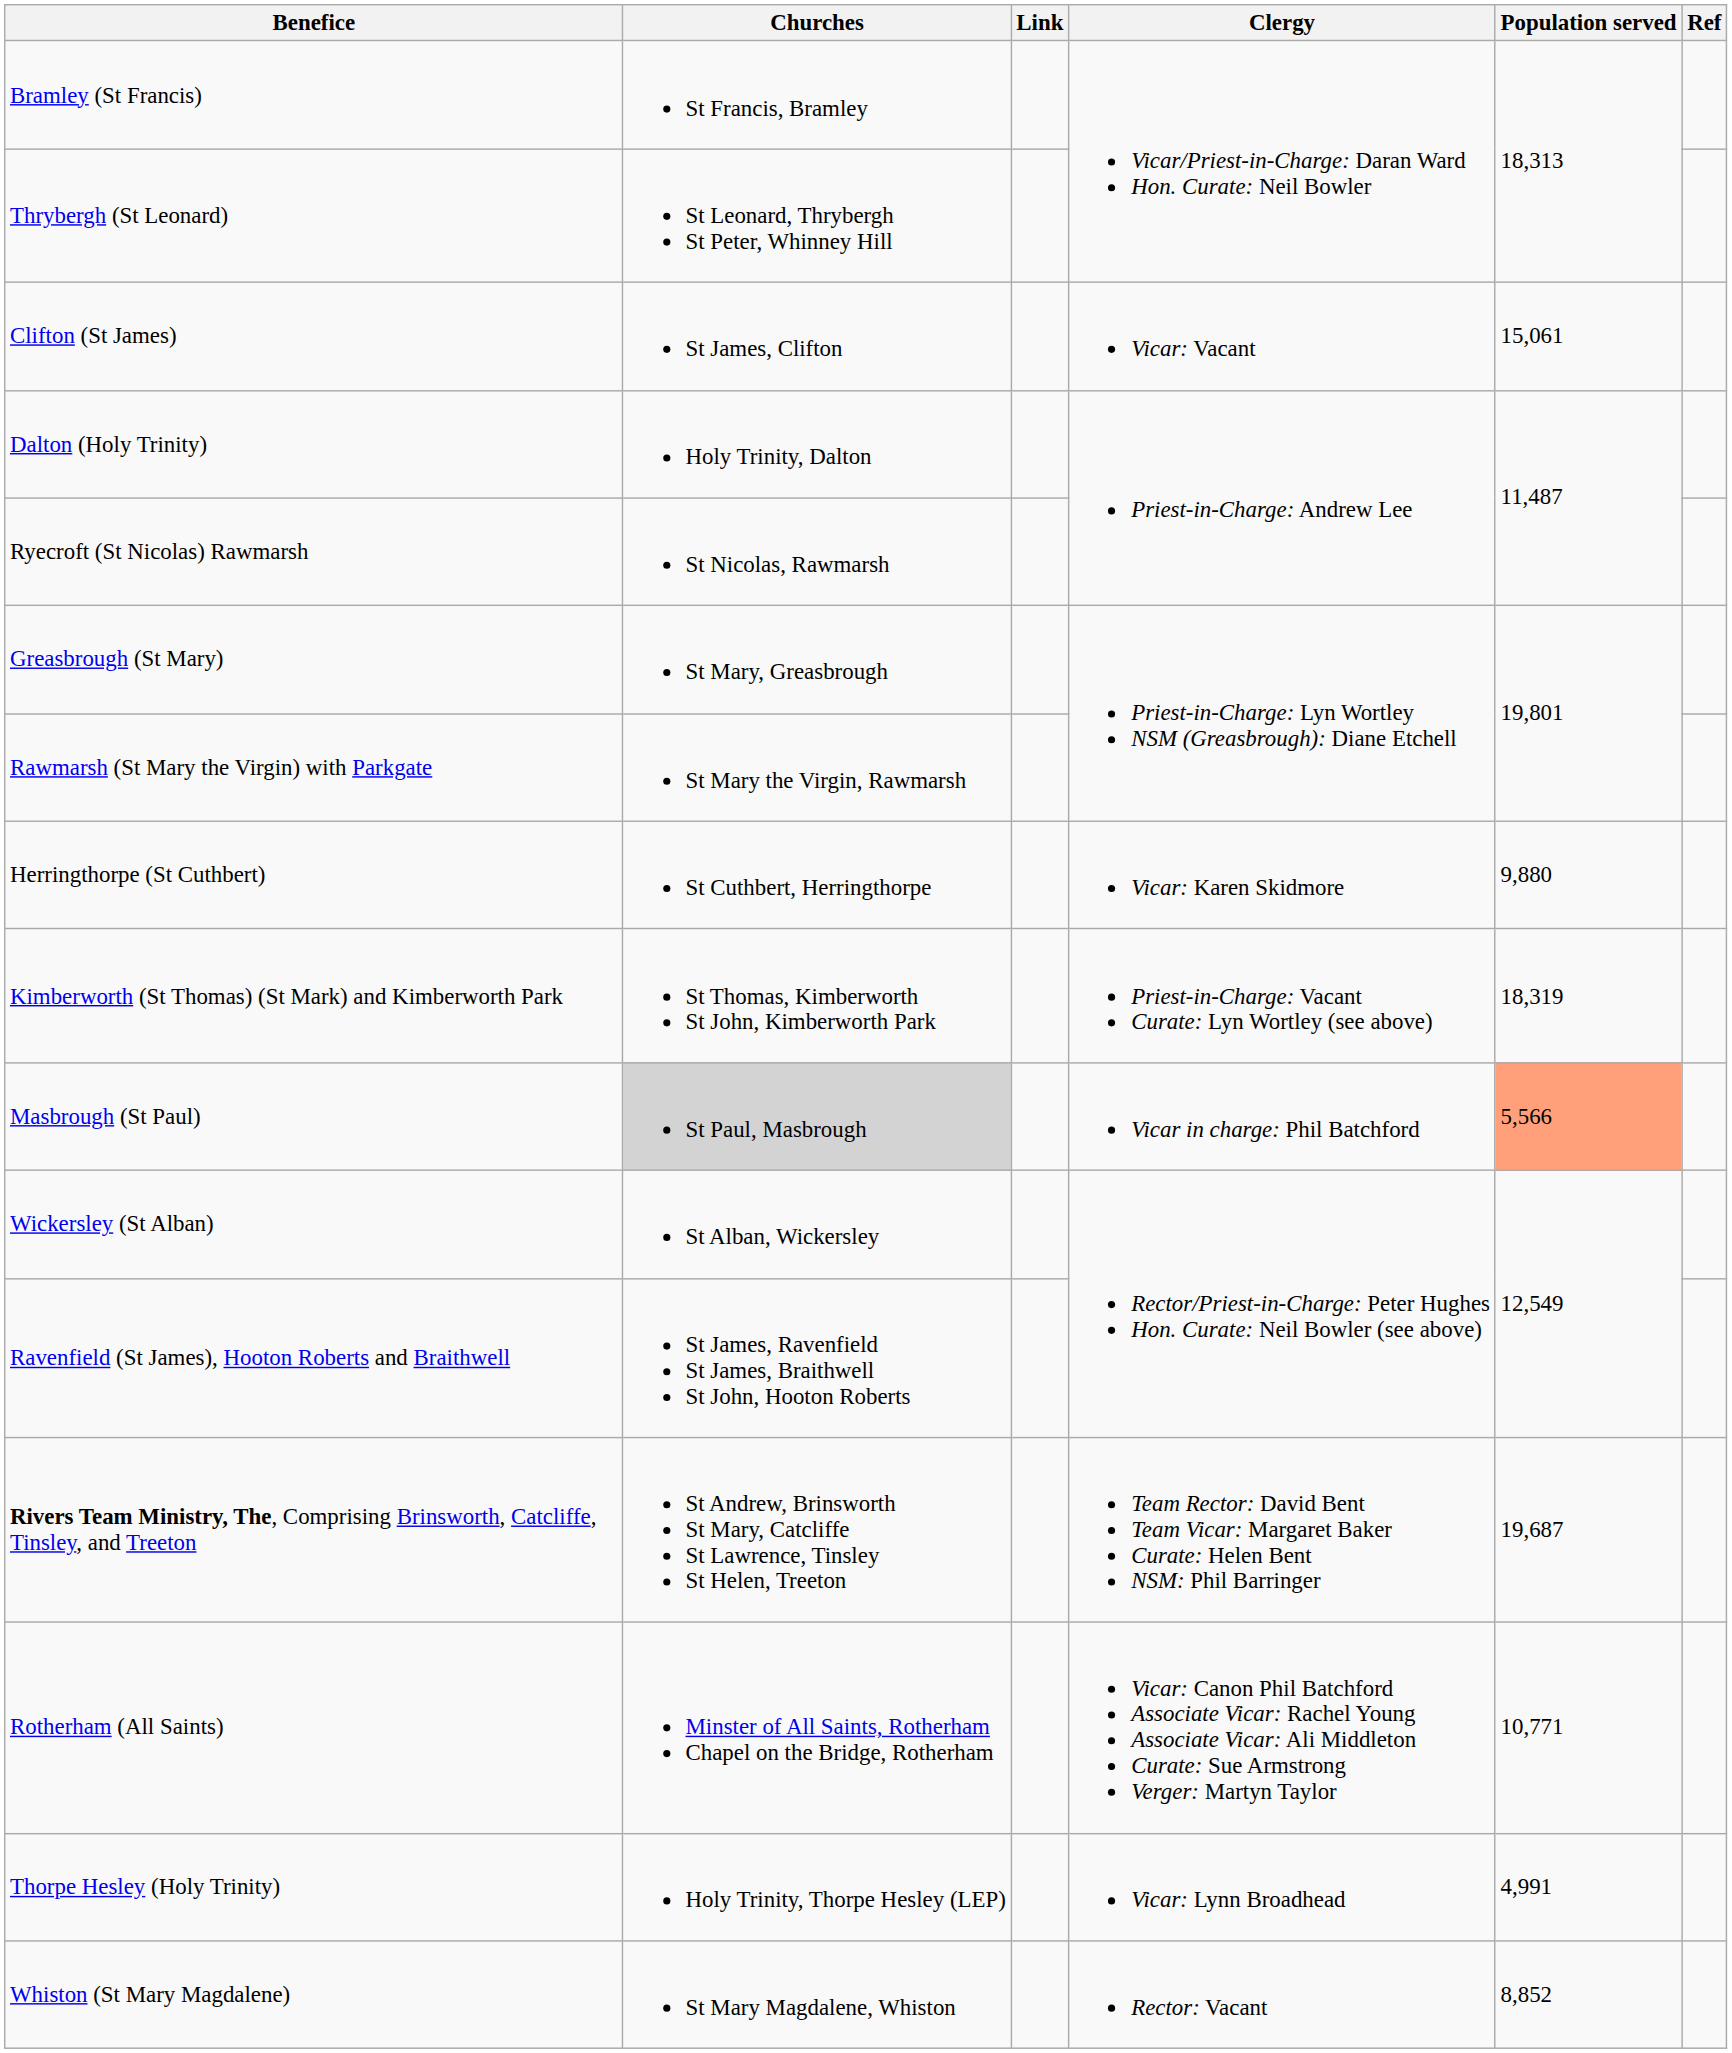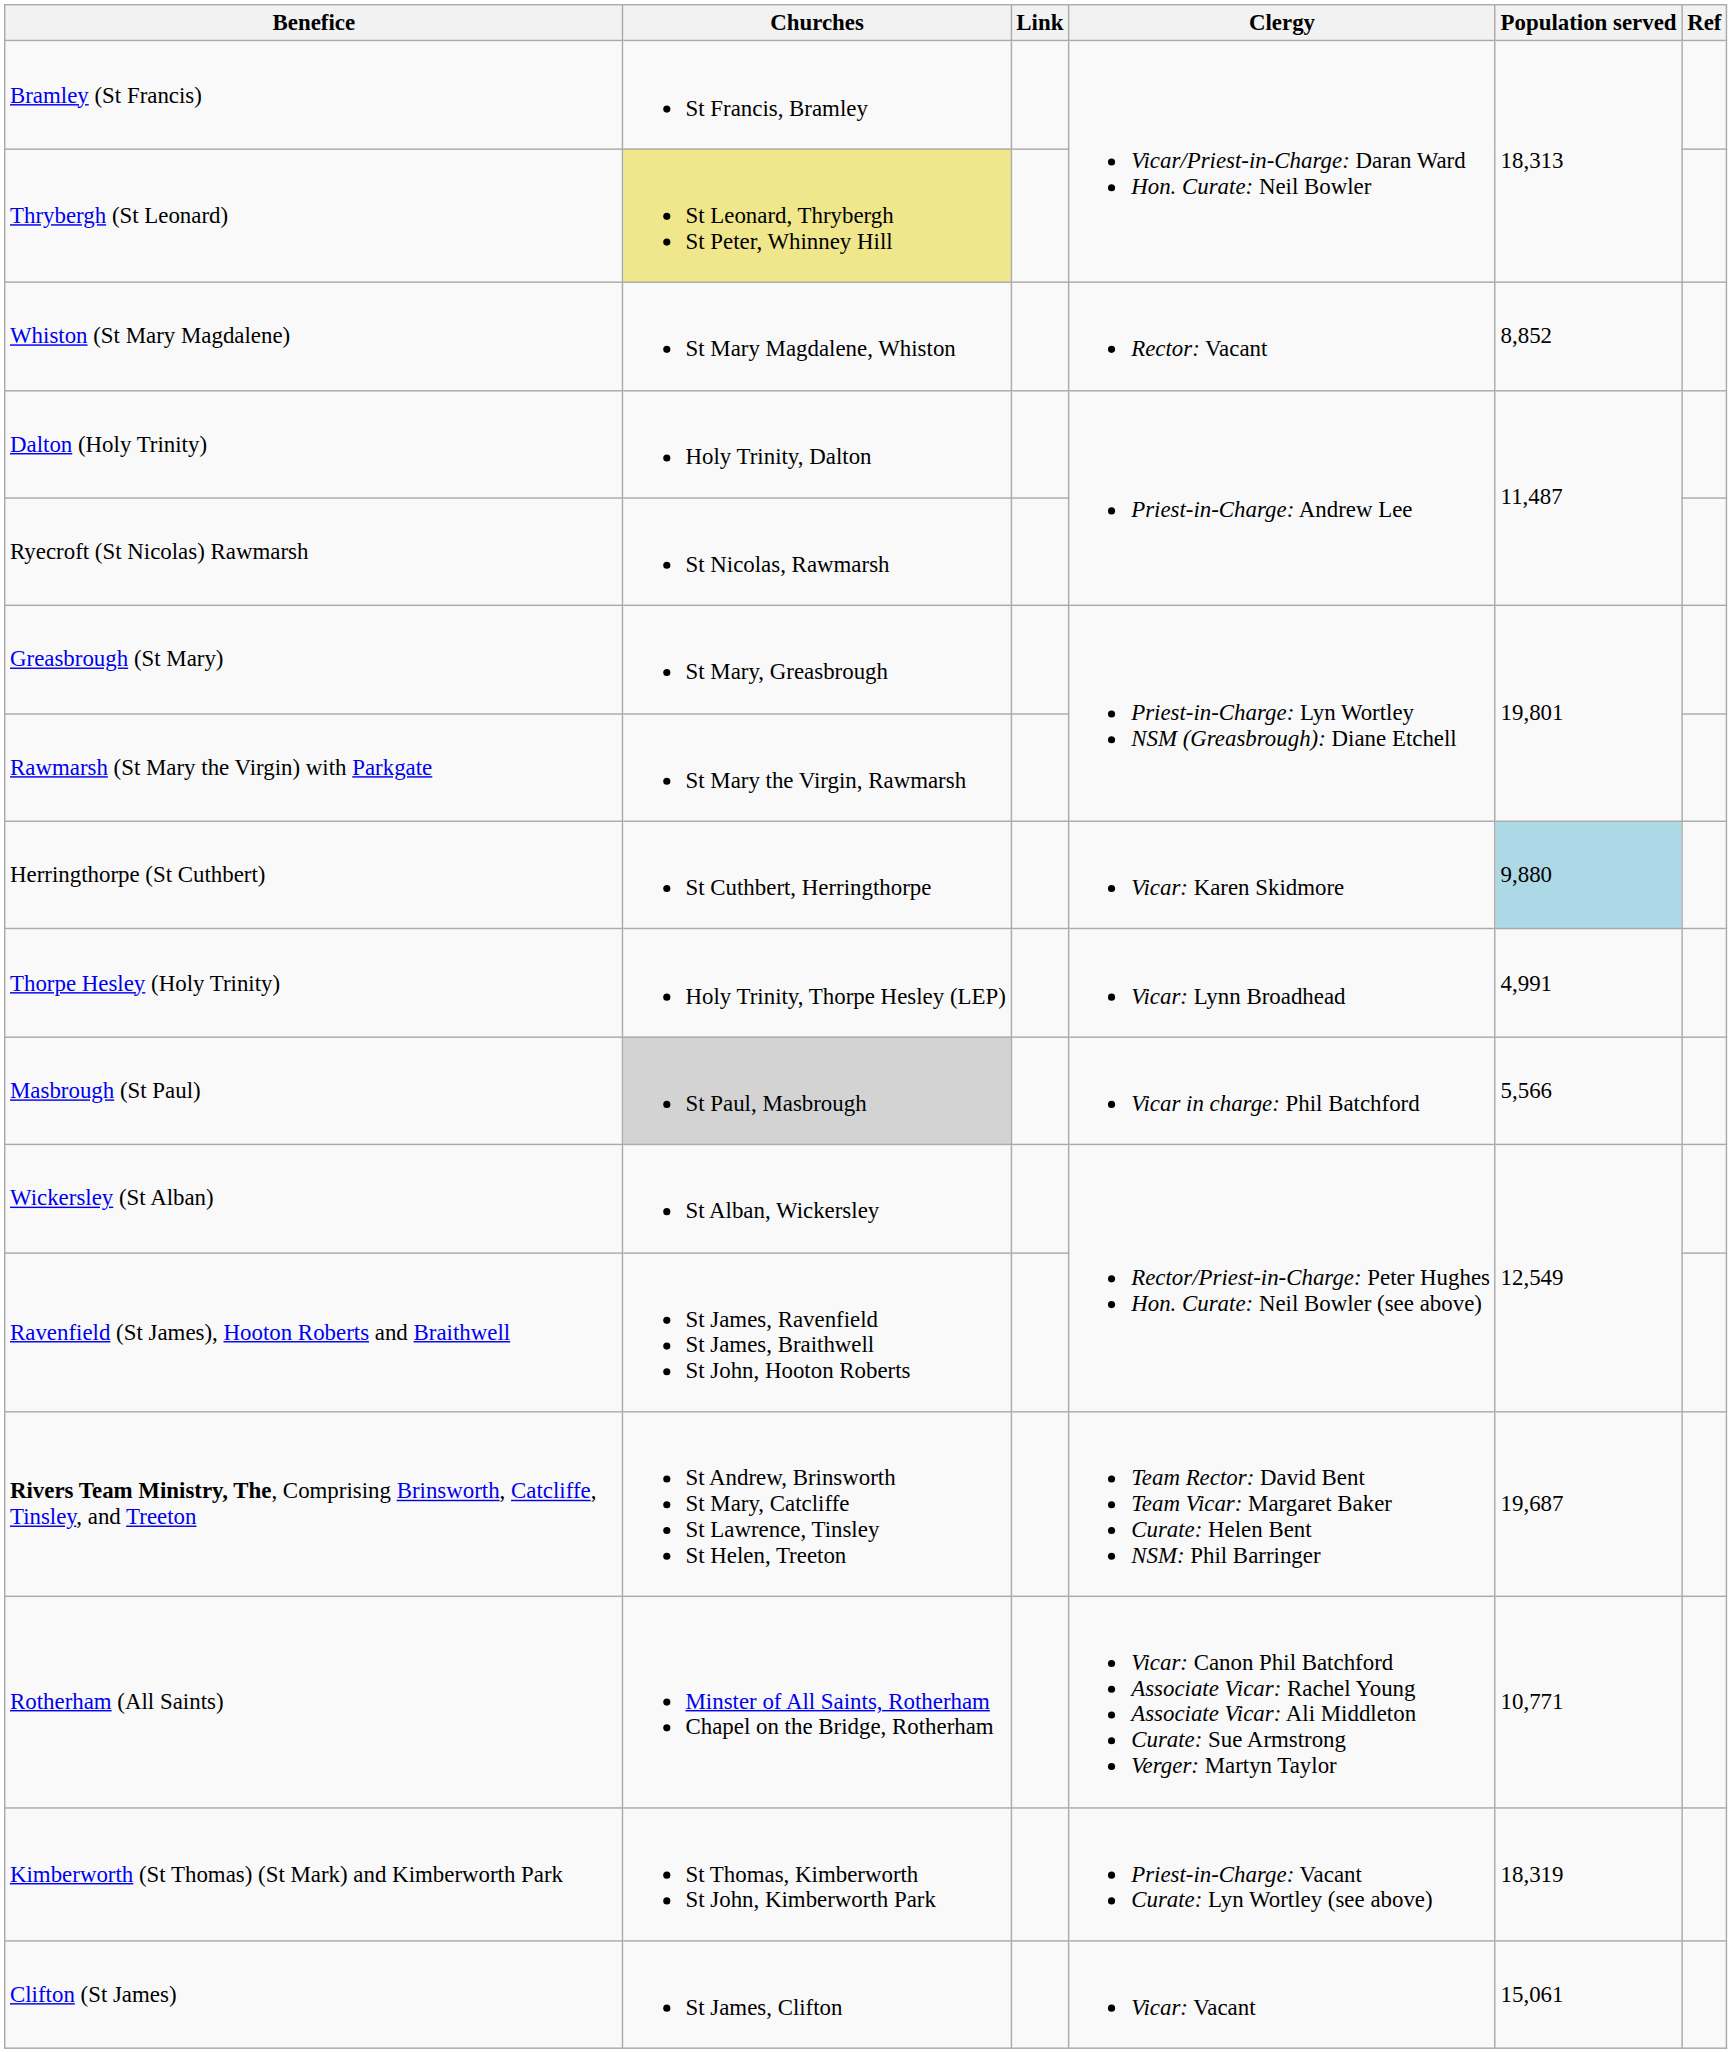(817, 228) no background -> (817, 228) khaki background
rows swapped: (93, 335) <-> (150, 1994)
(1526, 874) no background -> (1526, 874) lightblue background
rows swapped: (287, 995) <-> (145, 1886)
(1526, 1116) lightsalmon background -> (1526, 1090) no background
